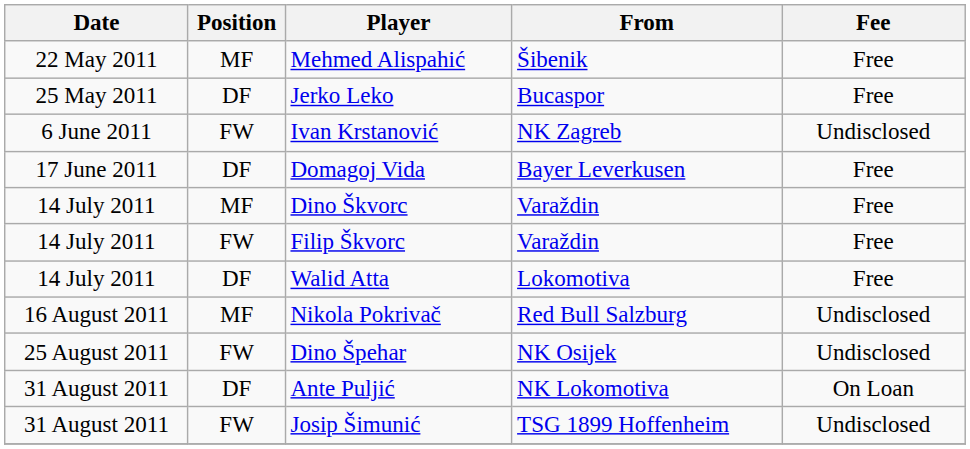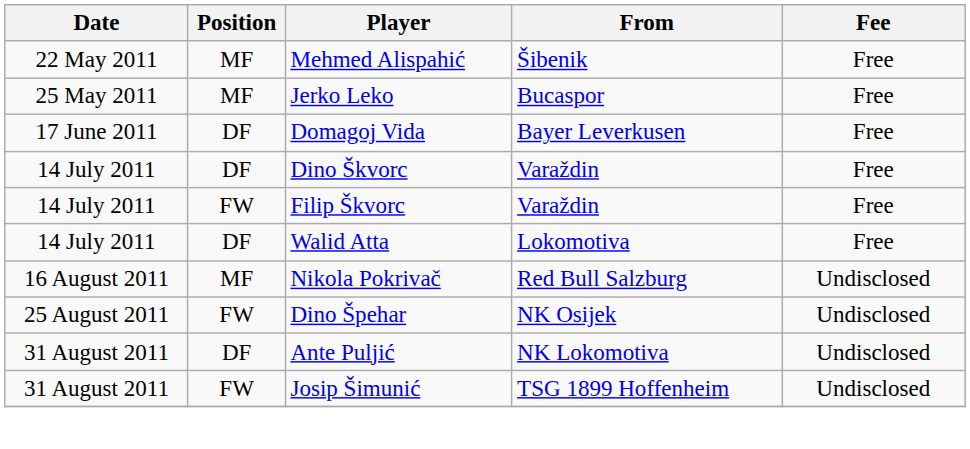(237, 95) DF -> (237, 95) MF
- row: (364, 132)
(237, 205) MF -> (237, 168) DF
(873, 388) On Loan -> (873, 351) Undisclosed
